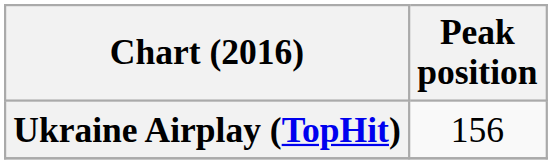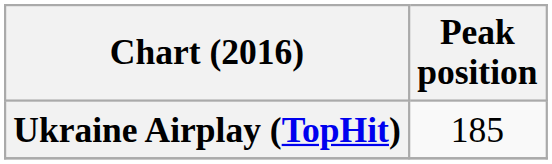(477, 128) 156 -> (477, 128) 185
